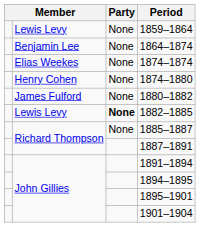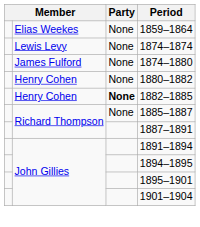(41, 29) Lewis Levy -> (46, 29) Elias Weekes
- row: (166, 46)
(46, 63) Elias Weekes -> (41, 46) Lewis Levy
(46, 79) Henry Cohen -> (48, 63) James Fulford
(48, 96) James Fulford -> (46, 79) Henry Cohen
(41, 113) Lewis Levy -> (46, 96) Henry Cohen
